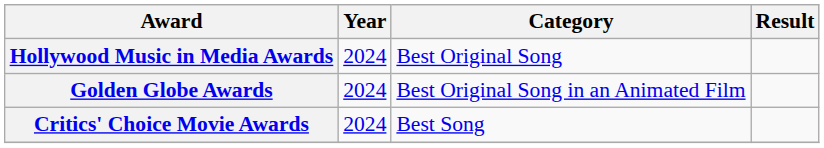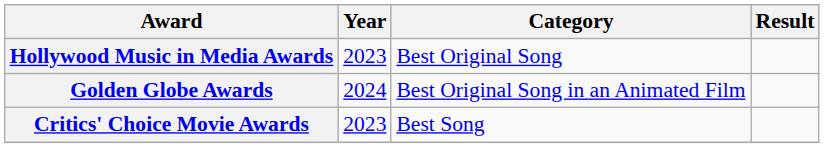(365, 55) 2024 -> (365, 55) 2023
(365, 124) 2024 -> (365, 124) 2023
